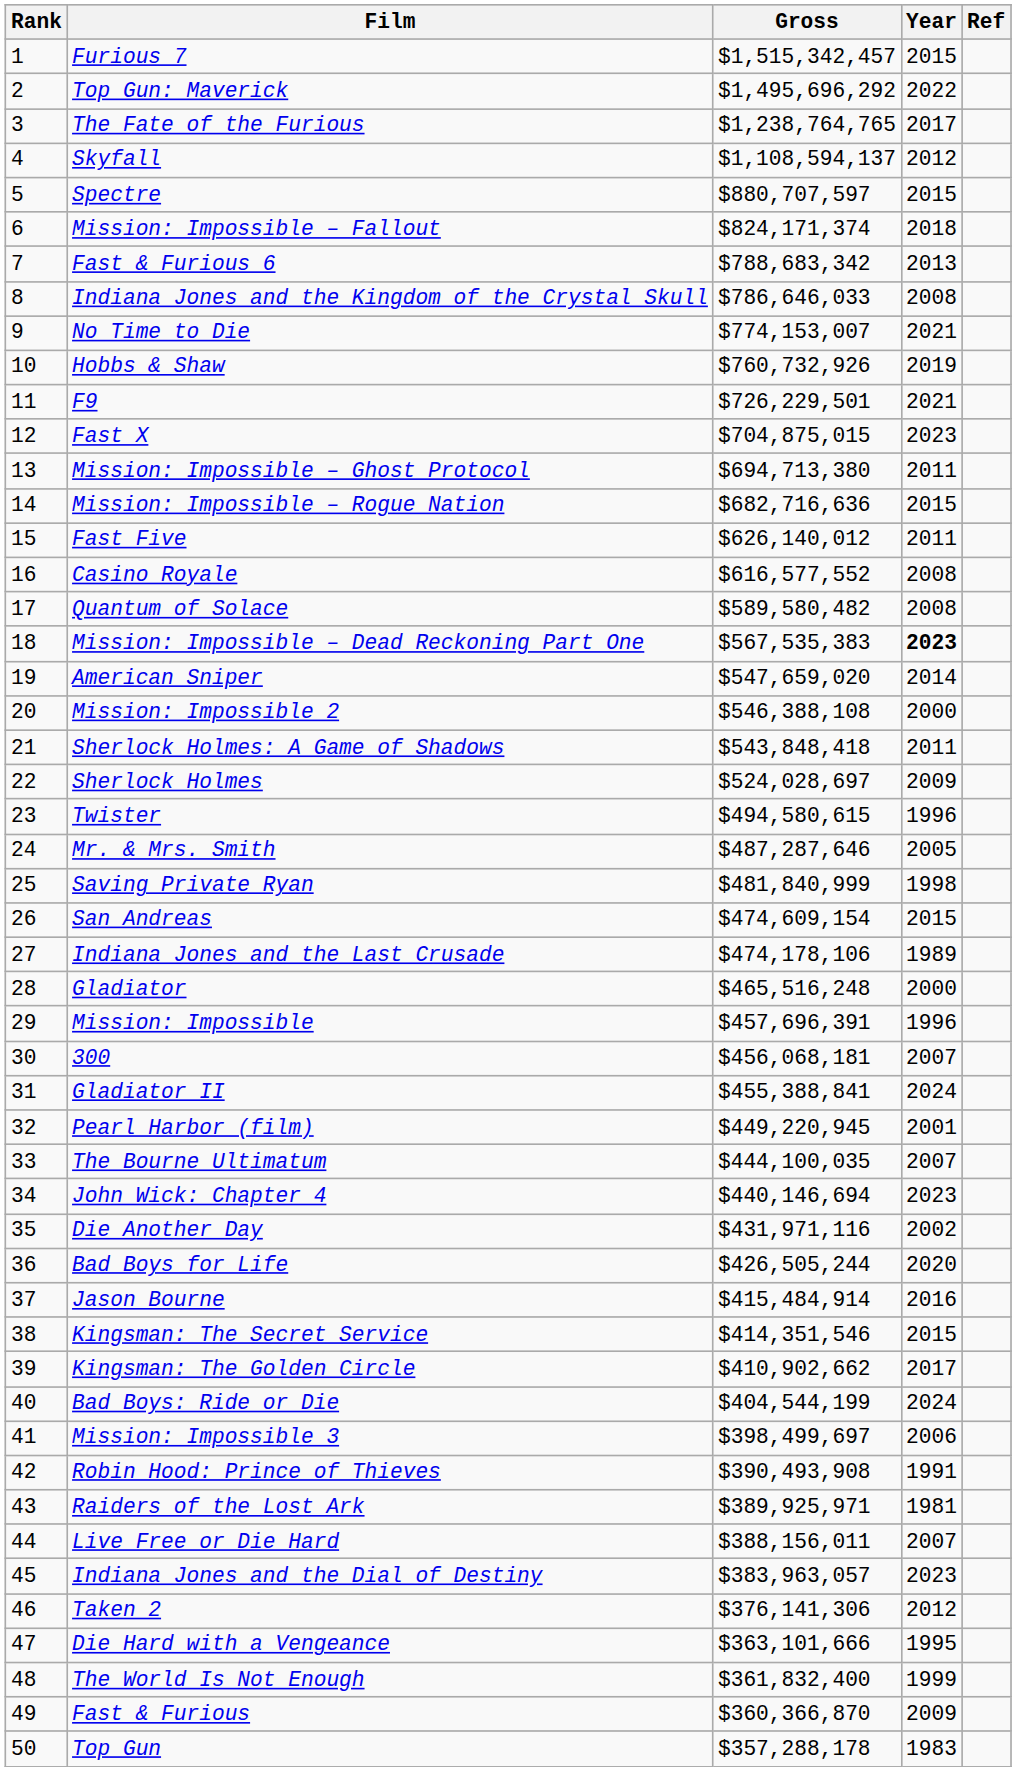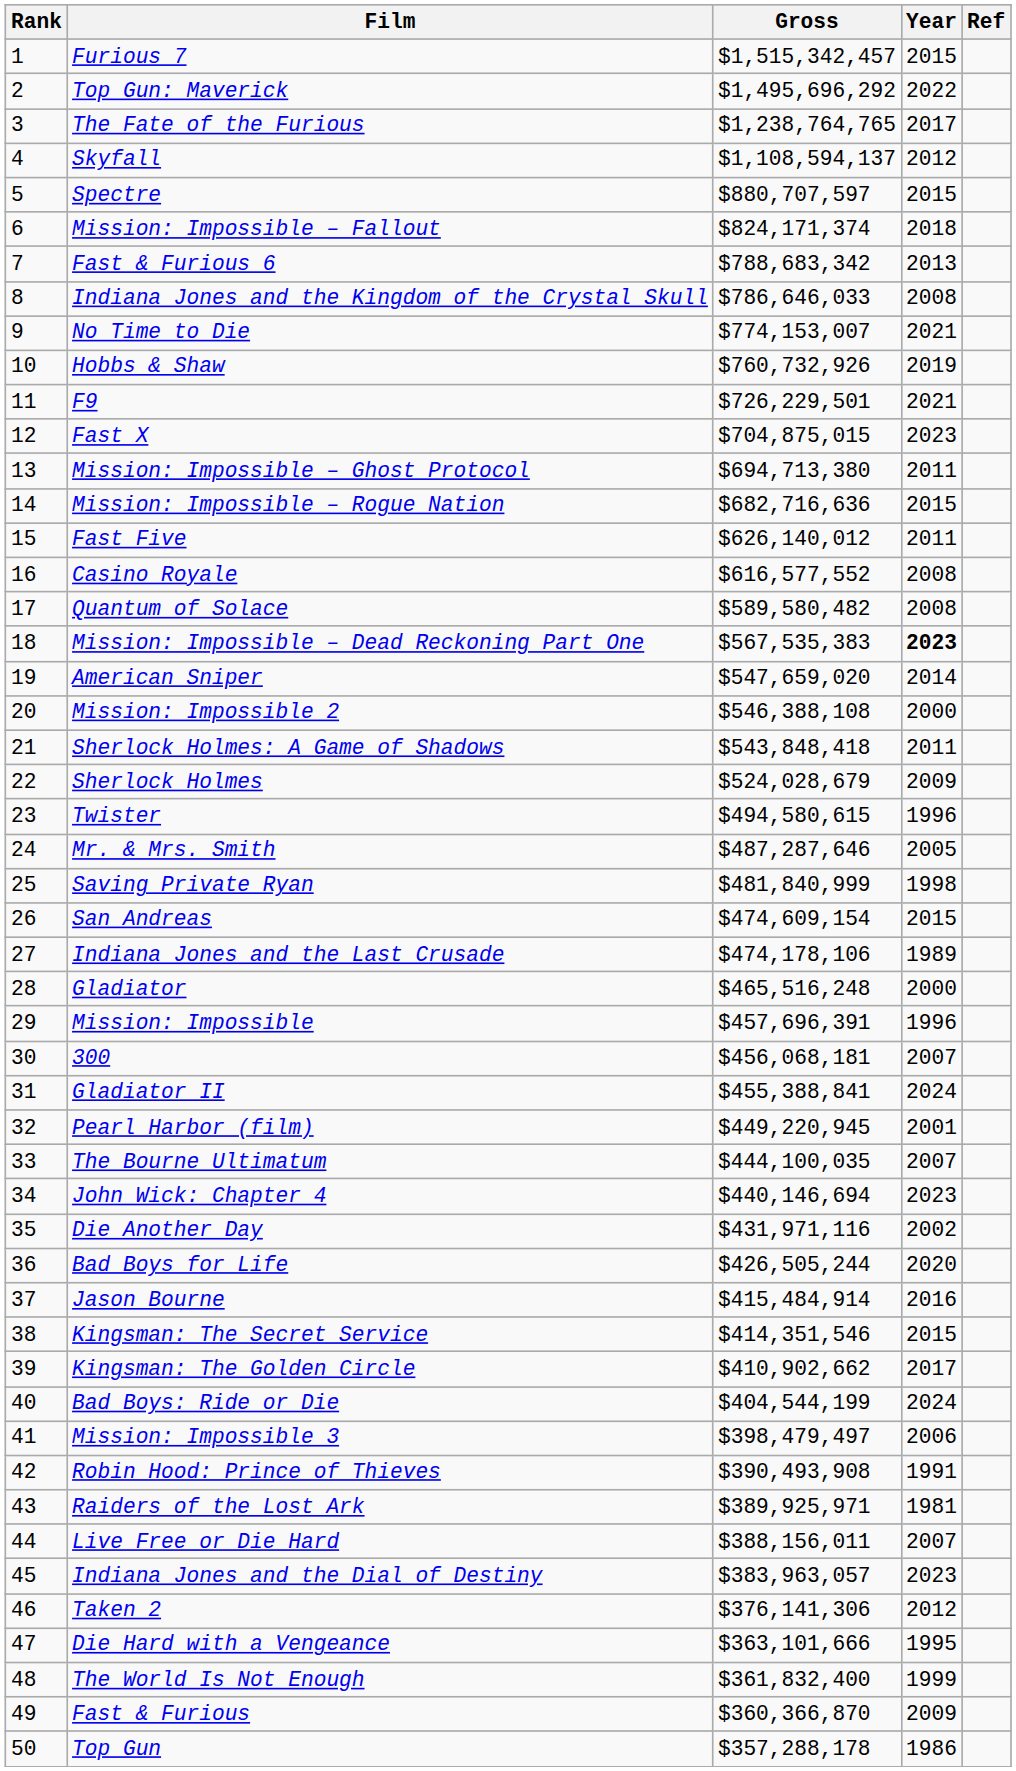(794, 782) $524,028,697 -> (794, 782) $524,028,679
(794, 1438) $398,499,697 -> (794, 1438) $398,479,497
(932, 1749) 1983 -> (932, 1749) 1986
